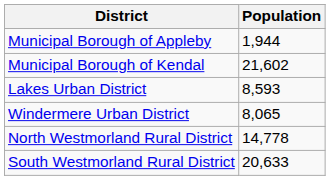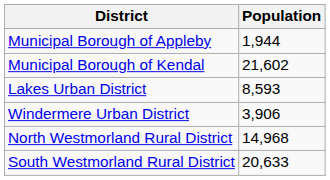(261, 114) 8,065 -> (261, 114) 3,906
(265, 138) 14,778 -> (265, 138) 14,968
